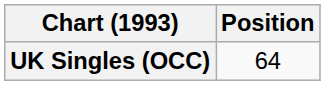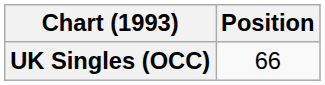(268, 60) 64 -> (268, 60) 66
